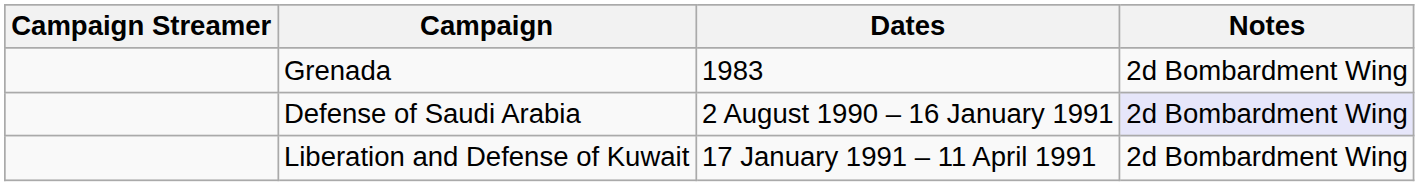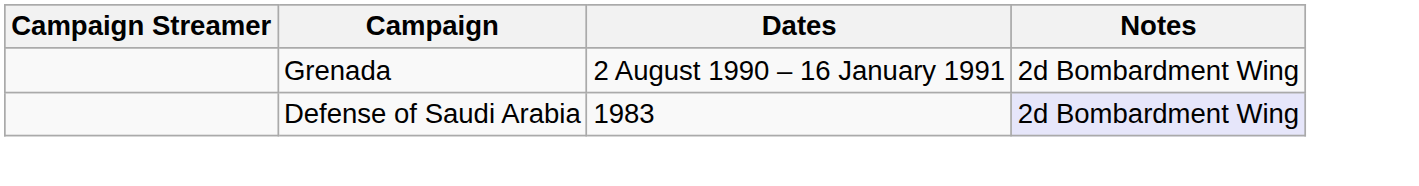(733, 69) 1983 -> (799, 69) 2 August 1990 – 16 January 1991
(908, 113) 2 August 1990 – 16 January 1991 -> (624, 113) 1983
- row: (487, 157)
